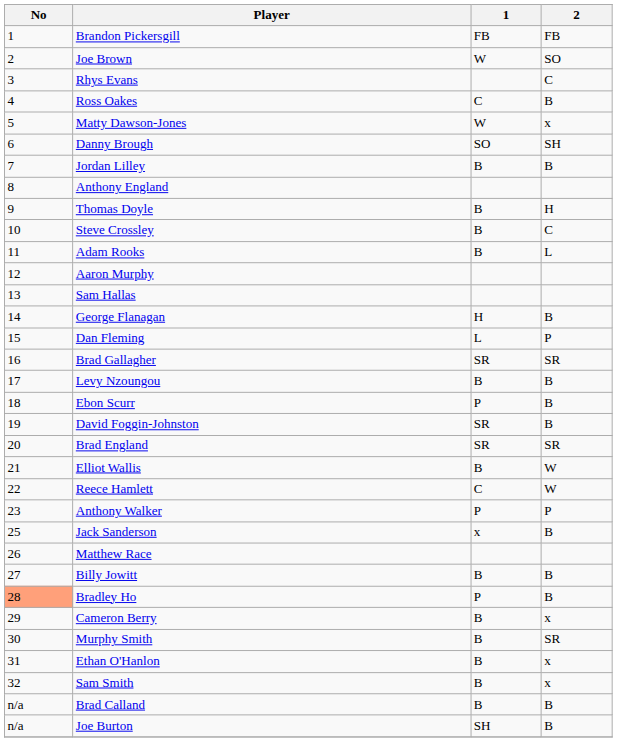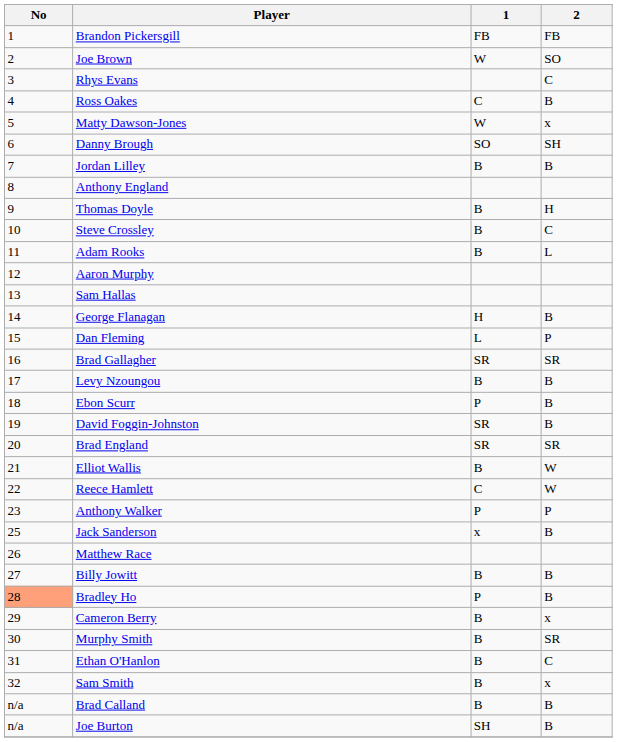(548, 661) x -> (549, 661) C
